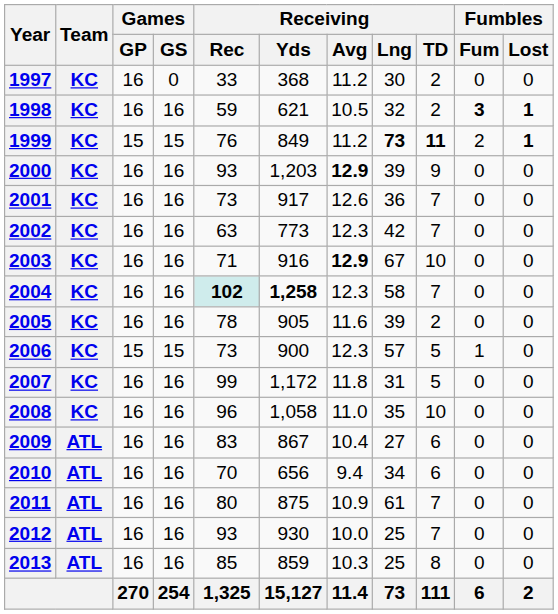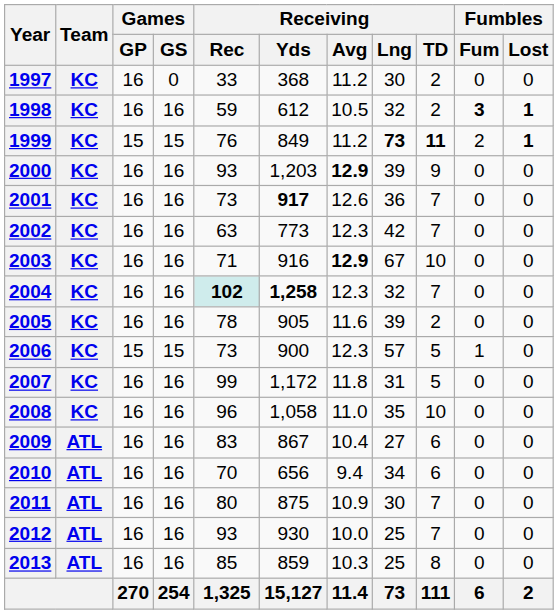(293, 110) 621 -> (293, 110) 612
(293, 200) normal -> (293, 200) bold
(395, 291) 58 -> (395, 291) 32
(395, 502) 61 -> (395, 502) 30
